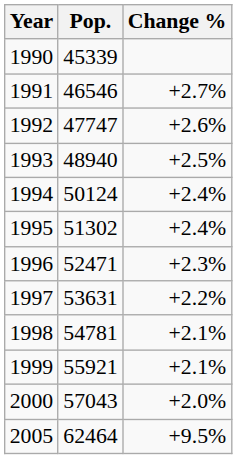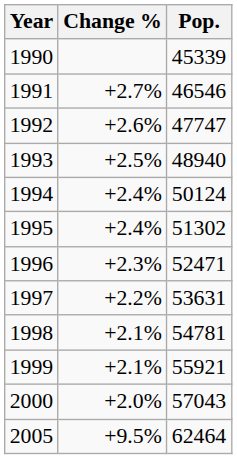columns swapped: (90, 21) <-> (177, 21)
